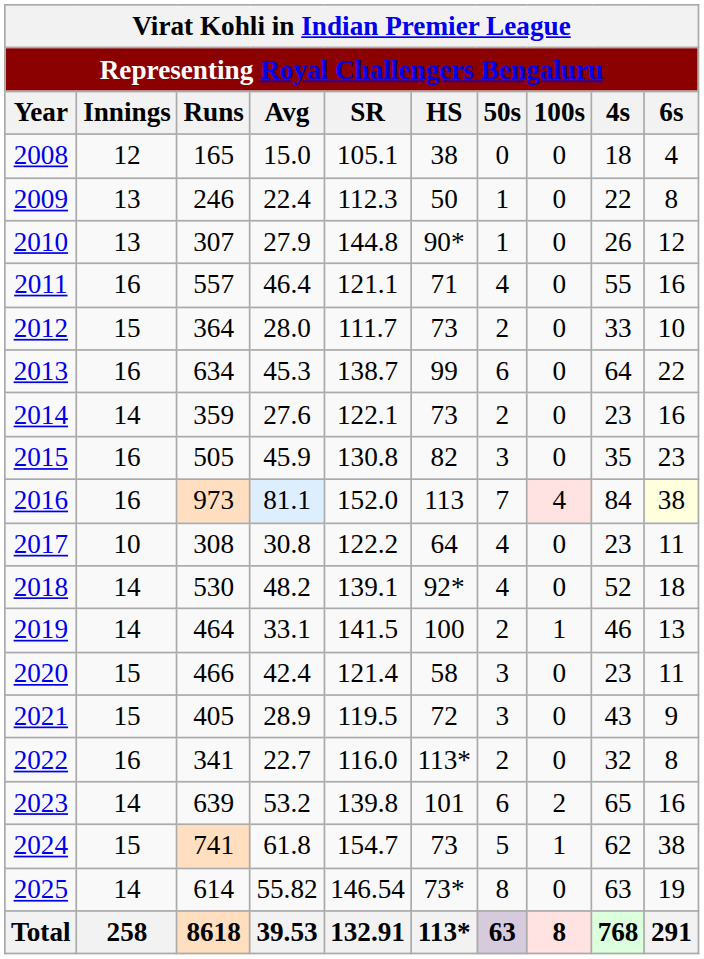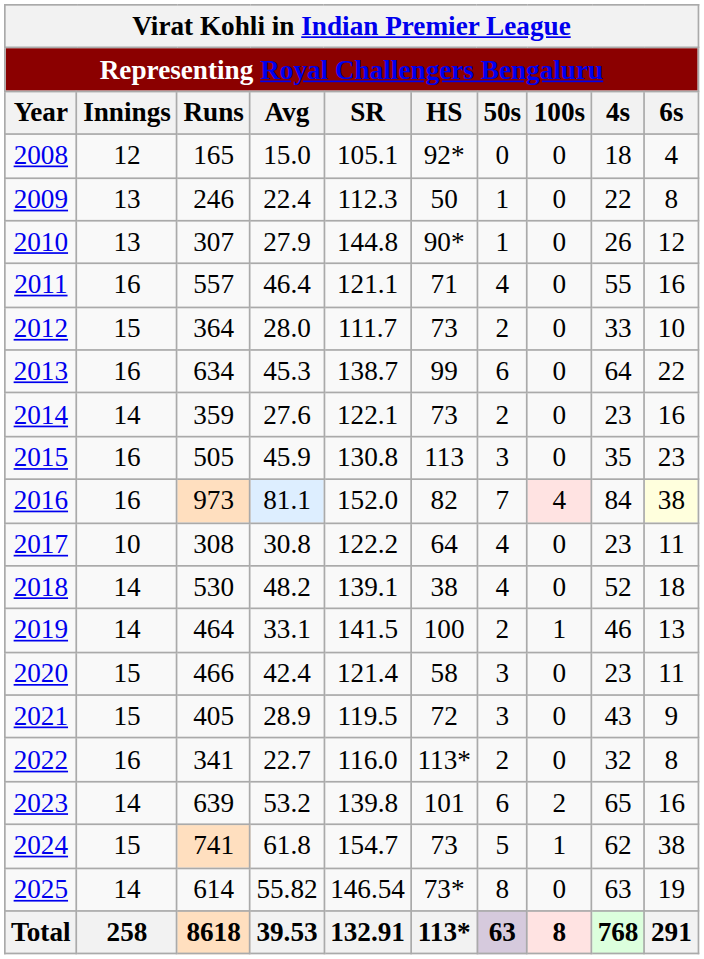(444, 155) 38 -> (444, 155) 92*
(444, 457) 82 -> (444, 457) 113
(444, 500) 113 -> (444, 500) 82
(444, 586) 92* -> (444, 586) 38
